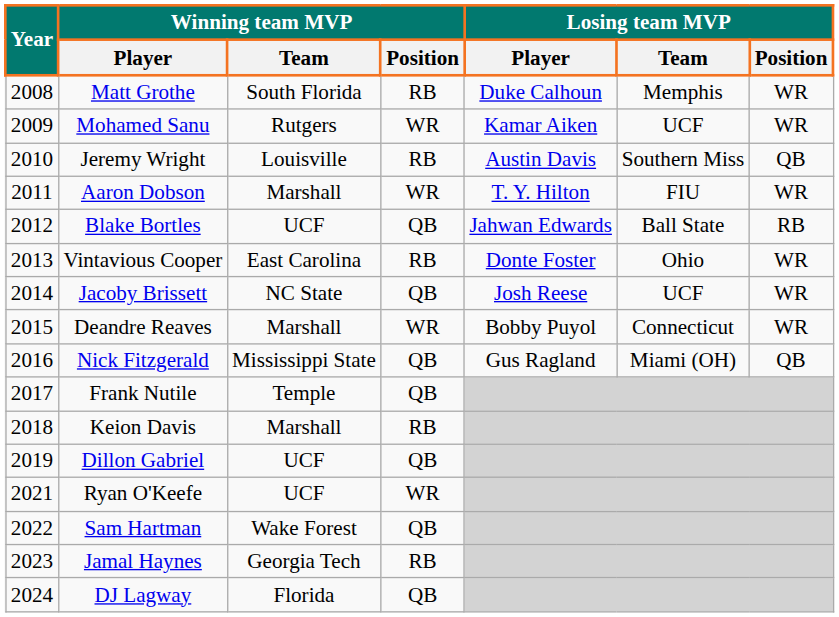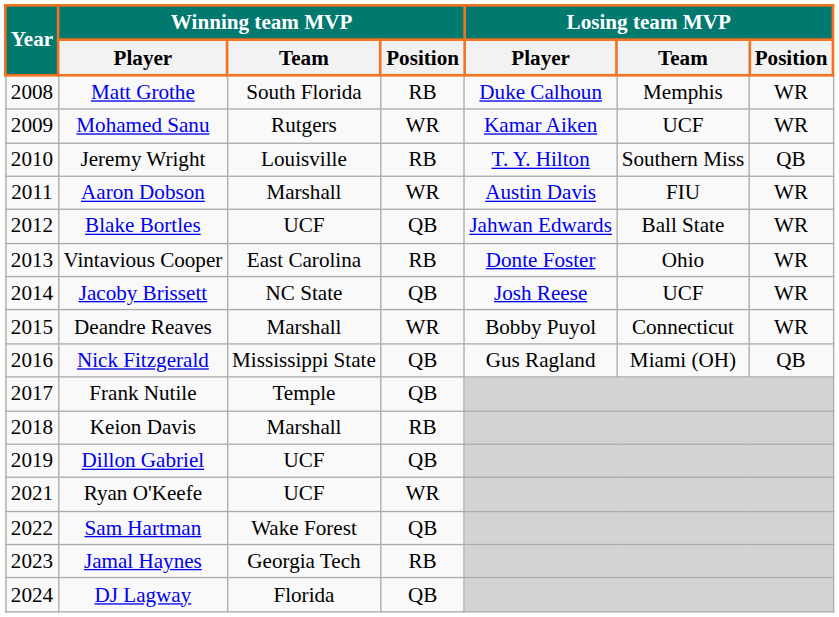(541, 159) Austin Davis -> (541, 159) T. Y. Hilton
(541, 192) T. Y. Hilton -> (541, 192) Austin Davis
(791, 226) RB -> (791, 226) WR
